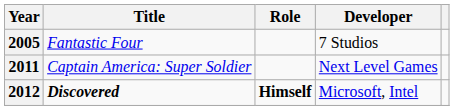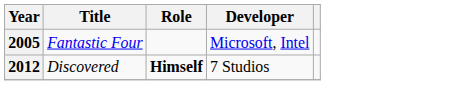(349, 42) 7 Studios -> (260, 42) Microsoft, Intel
- row: (24, 67)
(83, 92) bold -> (83, 67) normal
(369, 92) Microsoft, Intel -> (240, 67) 7 Studios
